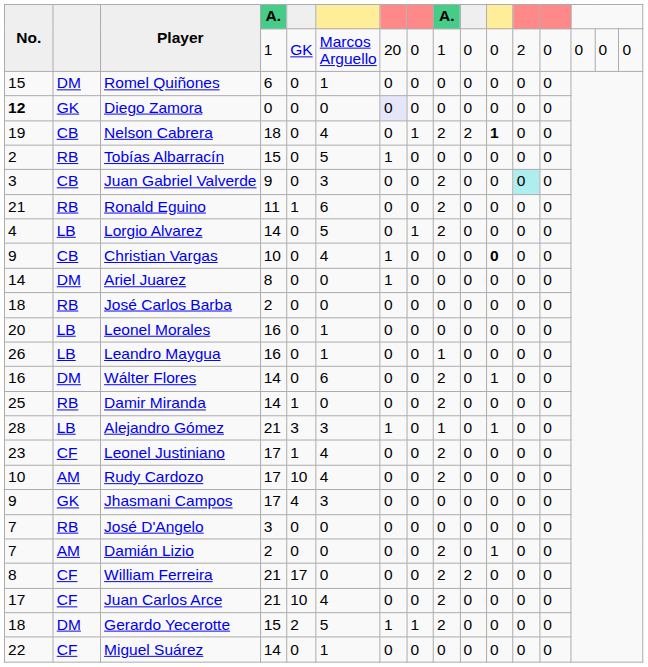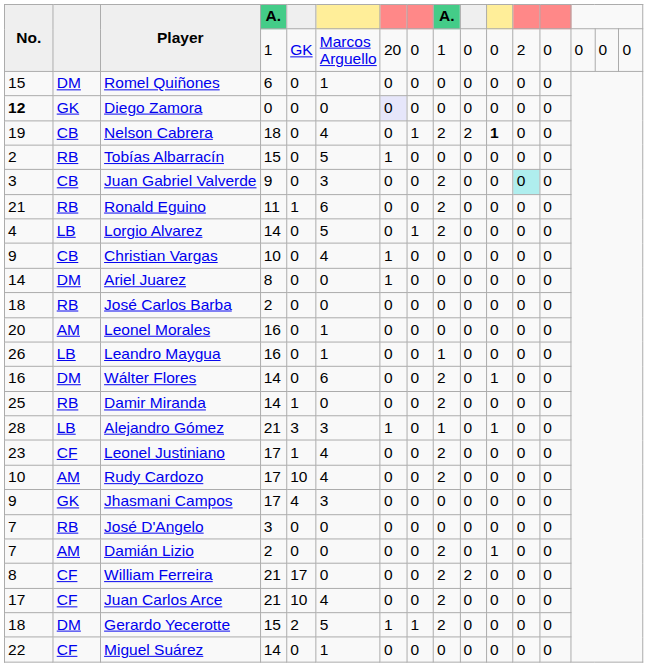(494, 255) bold -> (494, 255) normal
(66, 329) LB -> (68, 329) AM
